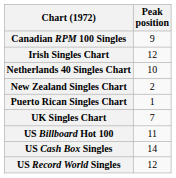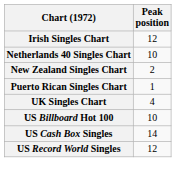- row: (69, 39)
(152, 117) 7 -> (152, 102) 4
(152, 133) 11 -> (152, 117) 10
